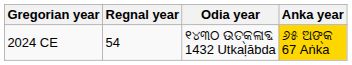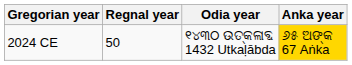(113, 42) 54 -> (113, 42) 50
